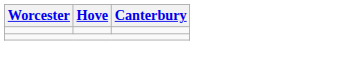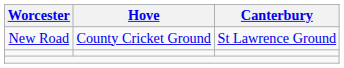+ row: (39, 38)
